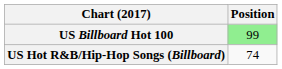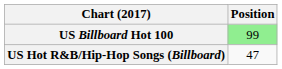(253, 54) 74 -> (253, 54) 47
